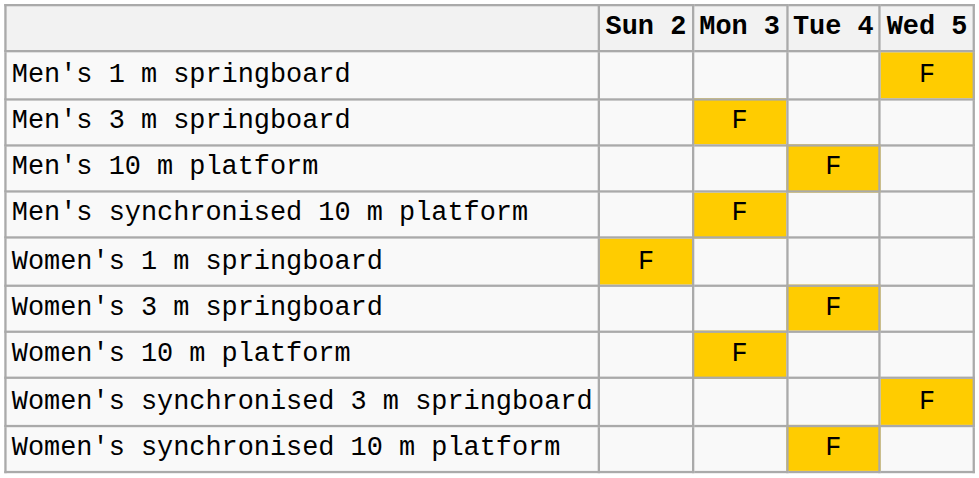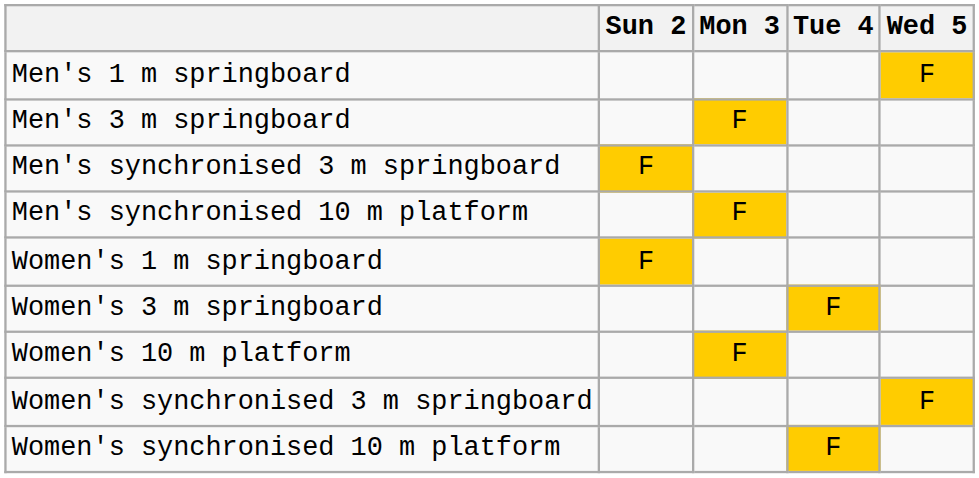- row: (165, 168)
+ row: (286, 168)
